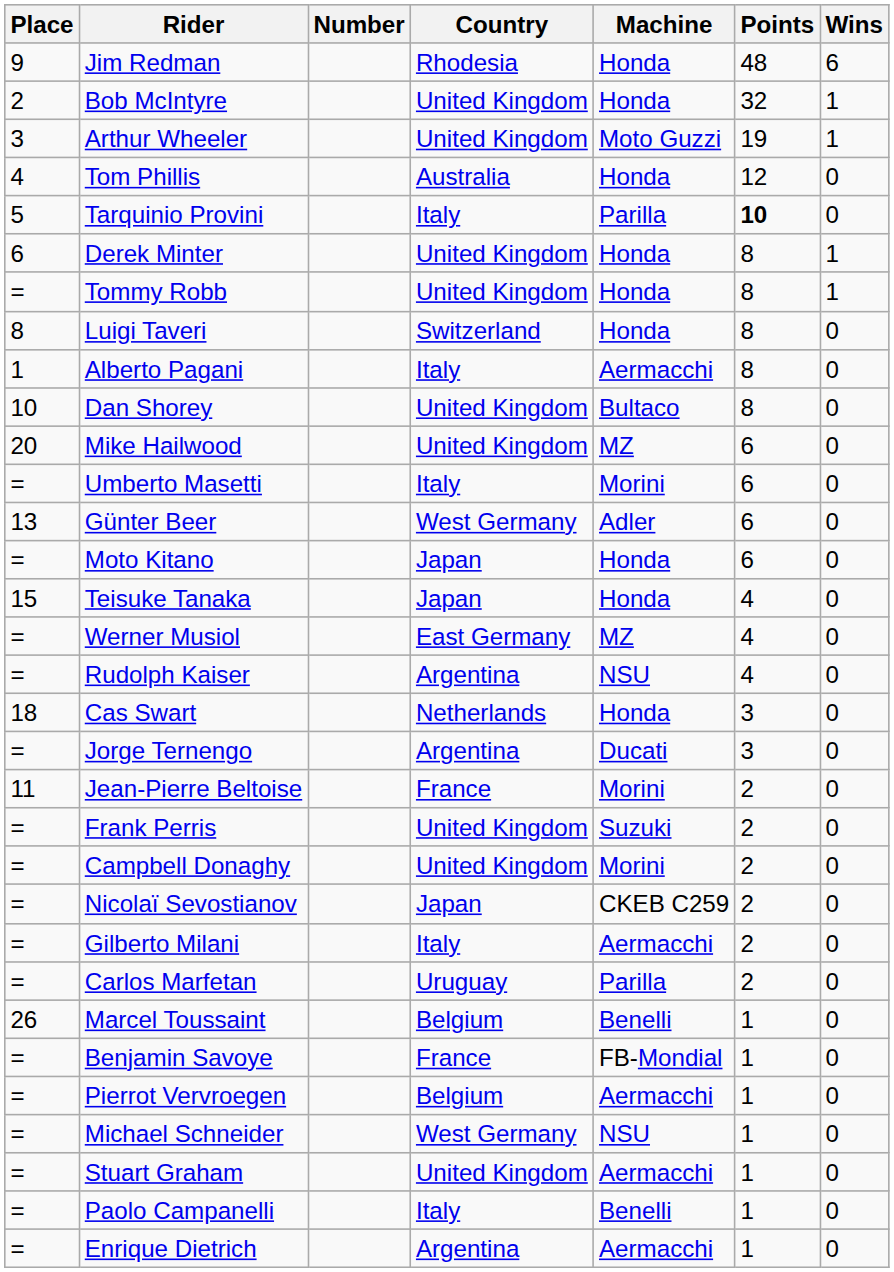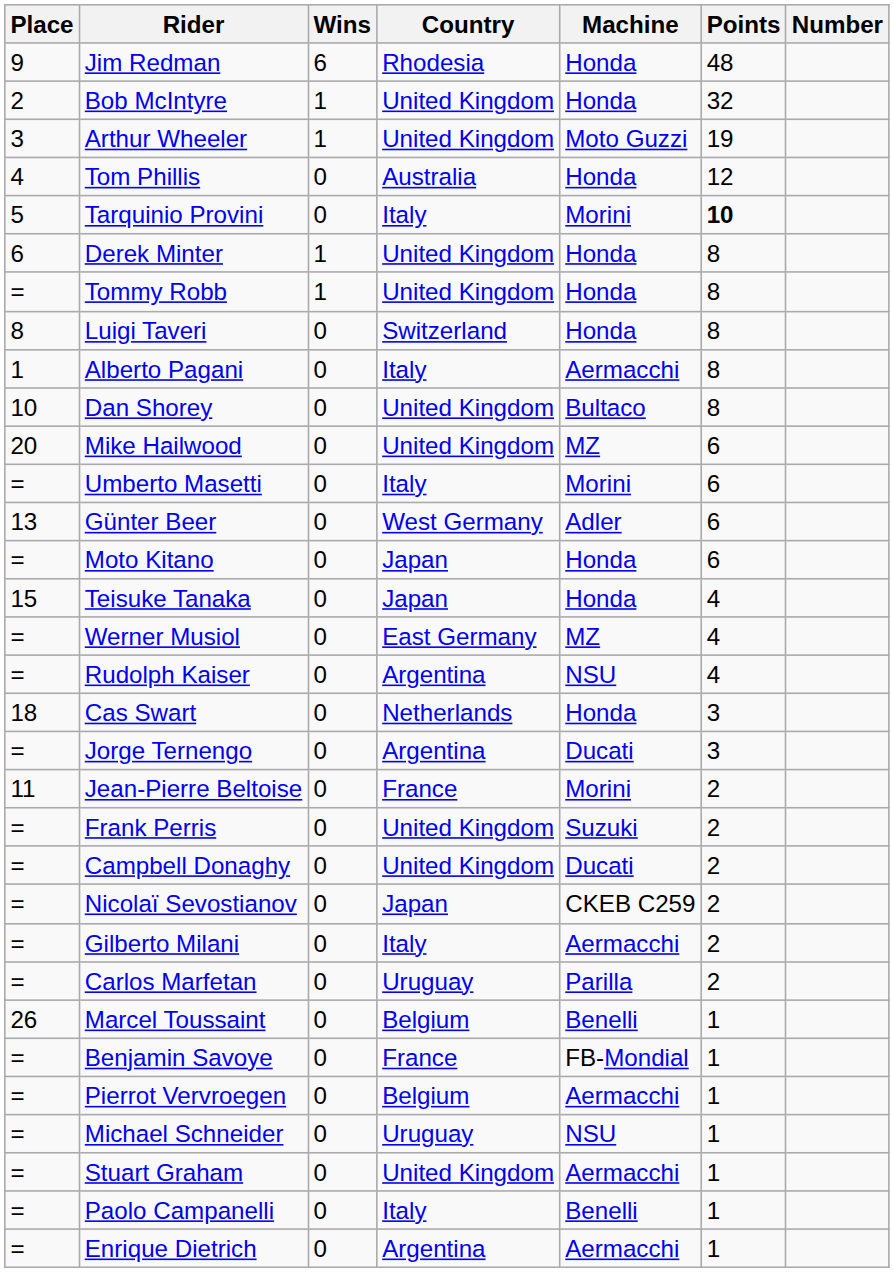columns swapped: (359, 24) <-> (854, 24)
(633, 215) Parilla -> (598, 215) Morini
(632, 866) Morini -> (599, 866) Ducati
(496, 1134) West Germany -> (428, 1134) Uruguay
